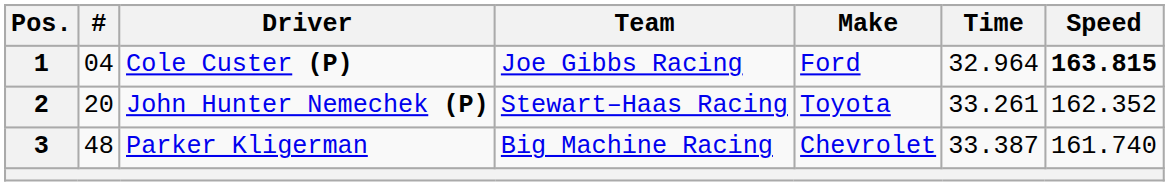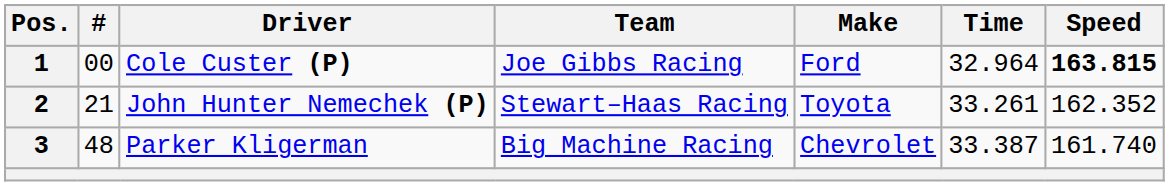(99, 66) 04 -> (99, 66) 00
(99, 107) 20 -> (99, 107) 21
